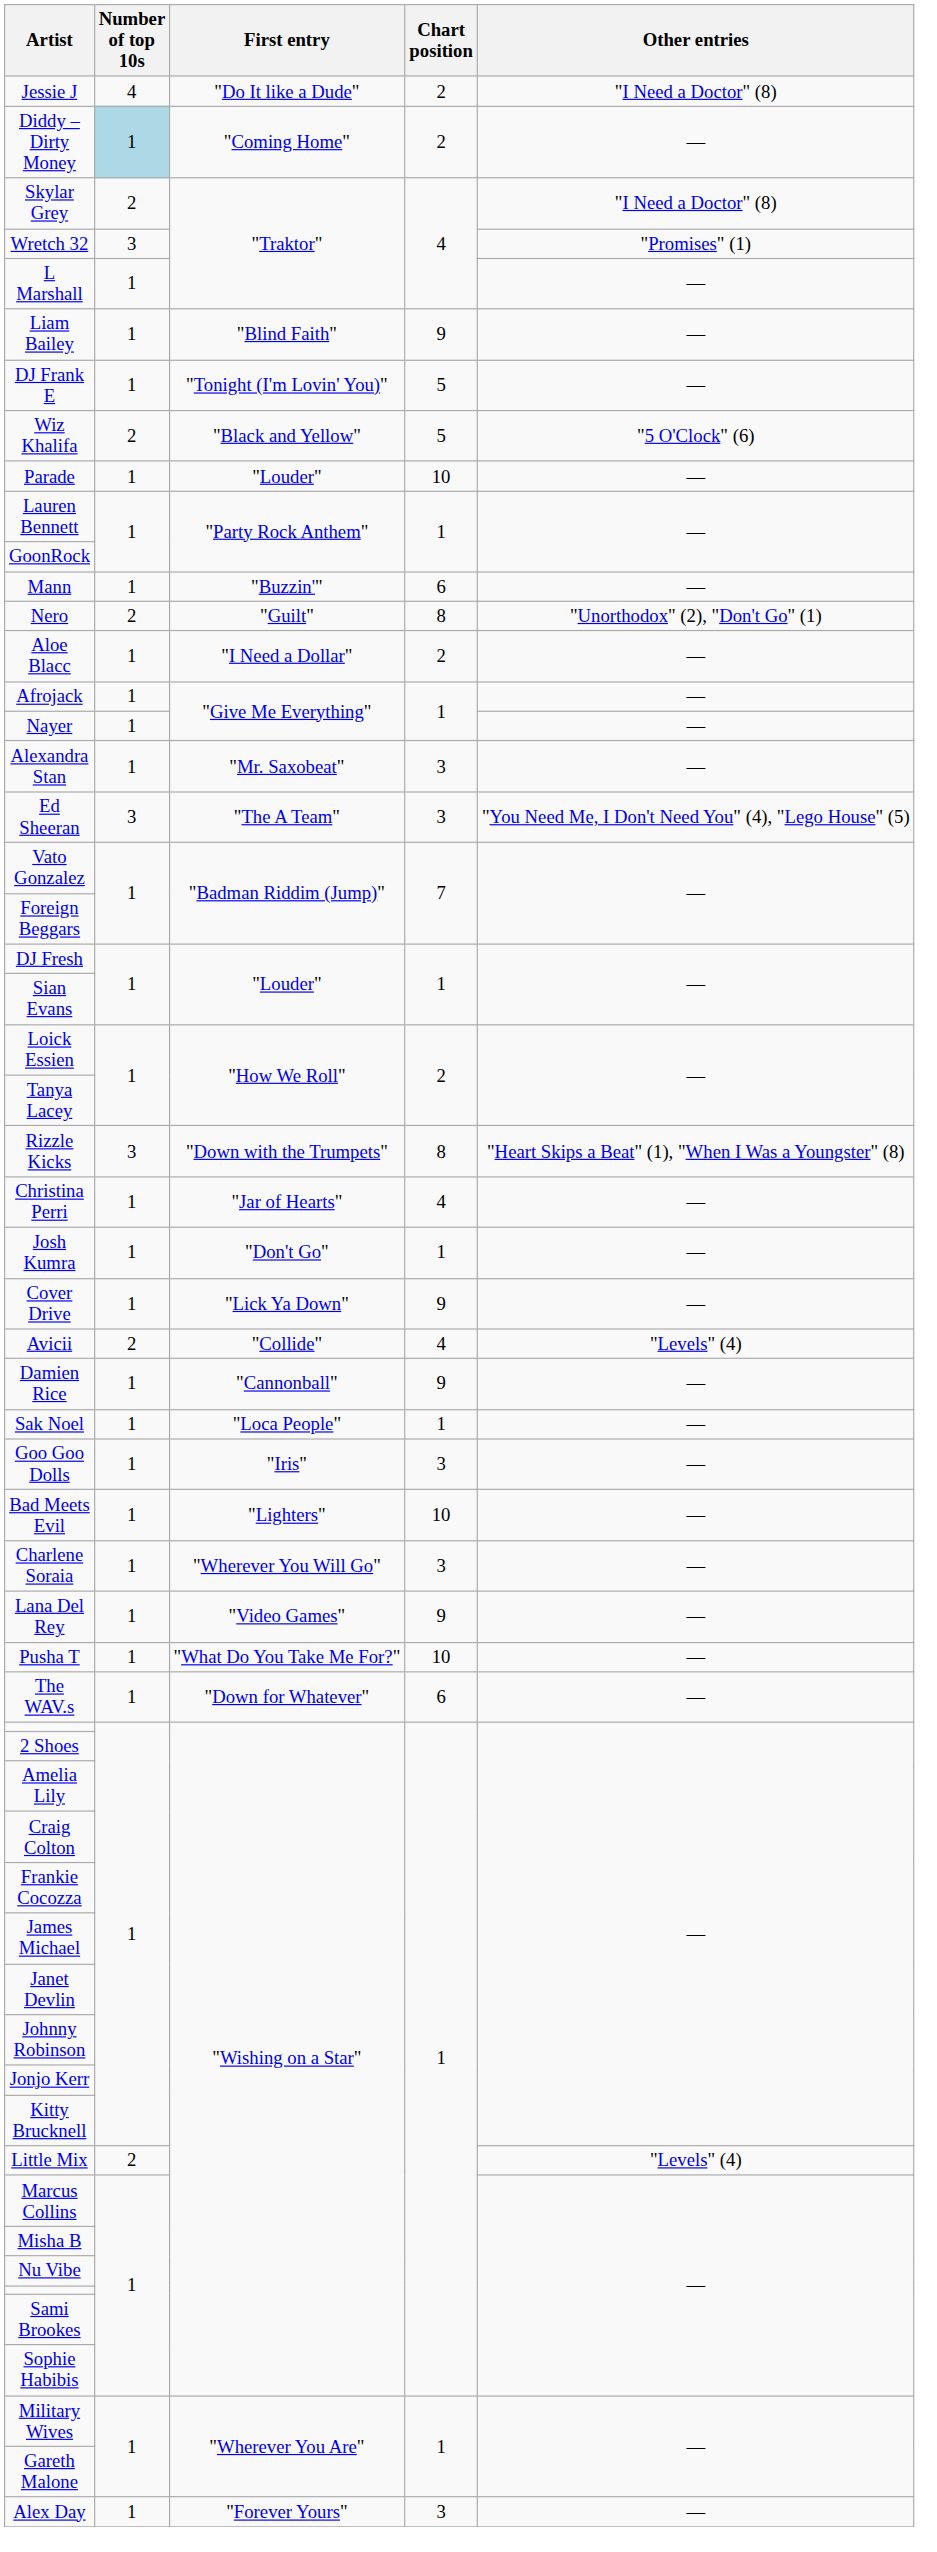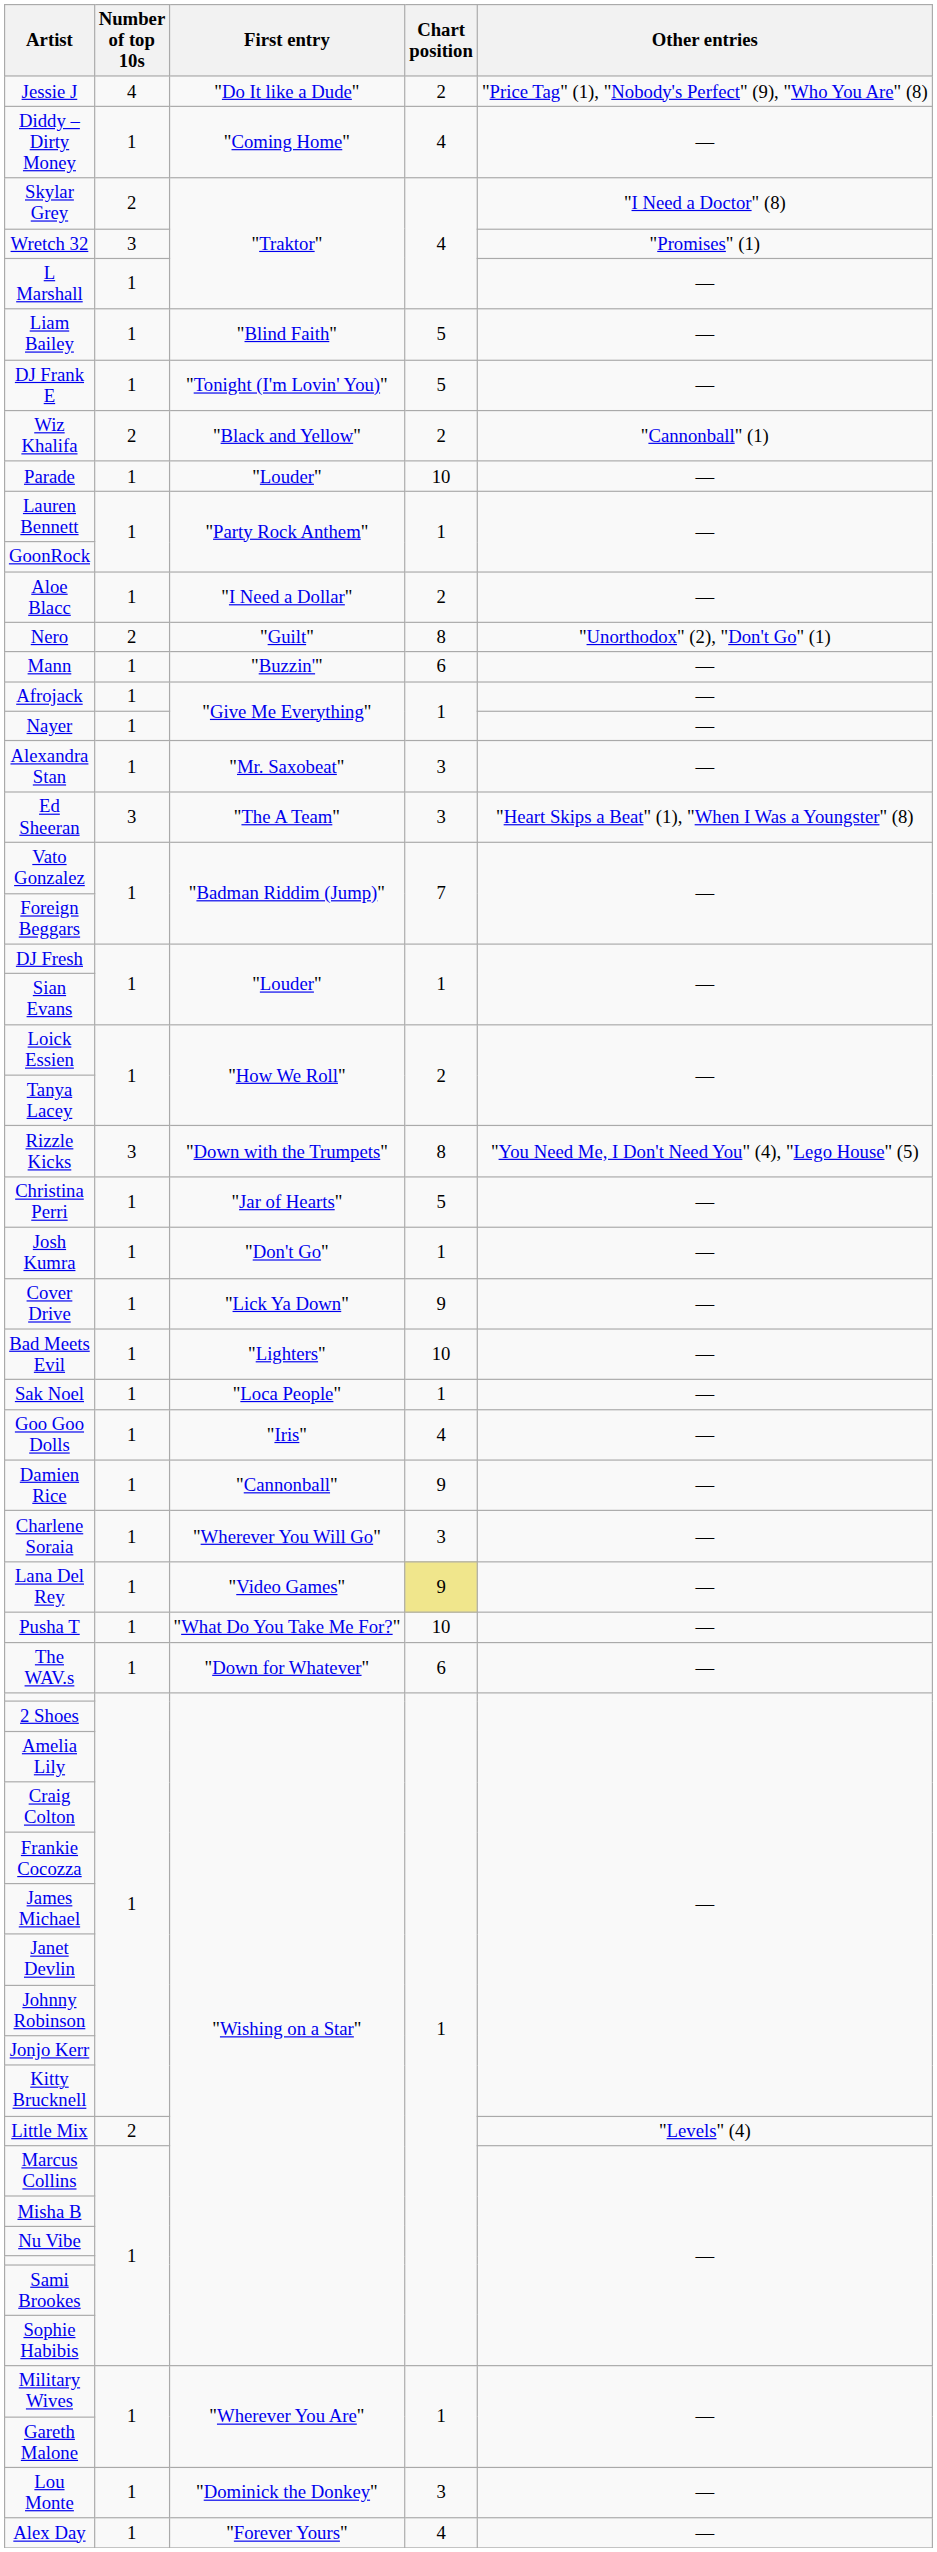(696, 91) "I Need a Doctor" (8) -> (705, 91) "Price Tag" (1), "Nobody's Perfect" (9), "Who You Are" (8)
(132, 141) lightblue background -> (132, 141) no background
(441, 141) 2 -> (441, 141) 4
(441, 334) 9 -> (441, 334) 5
(441, 435) 5 -> (441, 435) 2
(696, 435) "5 O'Clock" (6) -> (705, 435) "Cannonball" (1)
rows swapped: (49, 586) <-> (49, 656)
(696, 816) "You Need Me, I Don't Need You" (4), "Lego House" (5) -> (705, 816) "Heart Skips a Beat" (1), "When I Was a Youngster" (8)
(696, 1151) "Heart Skips a Beat" (1), "When I Was a Youngster" (8) -> (705, 1151) "You Need Me, I Don't Need You" (4), "Lego House" (5)
(441, 1201) 4 -> (441, 1201) 5
- row: (49, 1343)
rows swapped: (49, 1383) <-> (49, 1515)
(441, 1464) 3 -> (441, 1434) 4
(441, 1616) no background -> (441, 1586) khaki background
+ row: (49, 2492)
(441, 2511) 3 -> (441, 2532) 4
